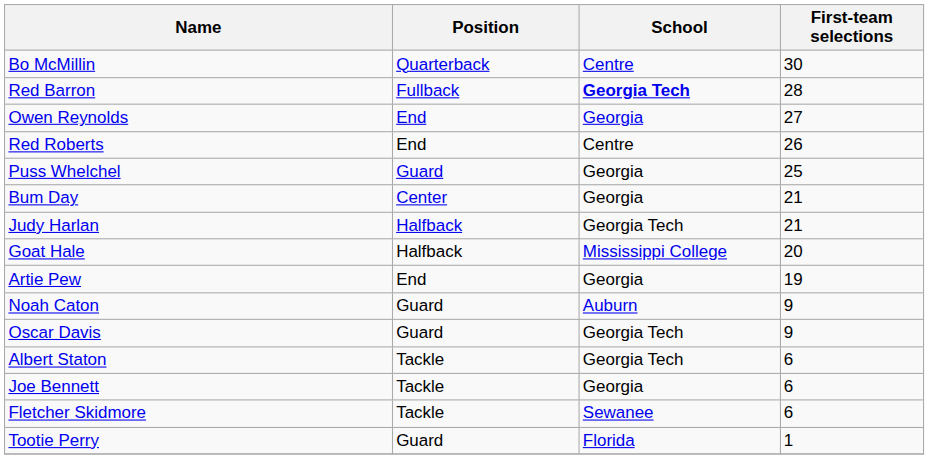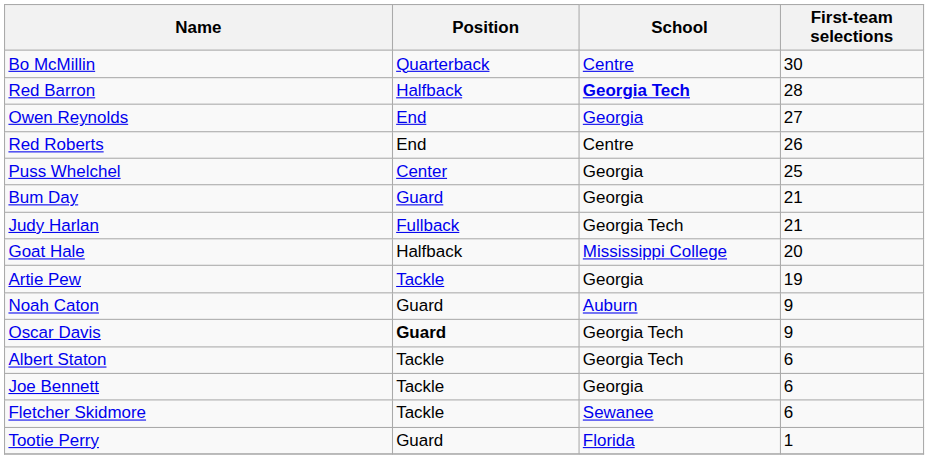(428, 90) Fullback -> (429, 90) Halfback
(420, 171) Guard -> (422, 171) Center
(422, 198) Center -> (420, 198) Guard
(429, 225) Halfback -> (428, 225) Fullback
(411, 279) End -> (420, 279) Tackle
(420, 332) normal -> (421, 332) bold
